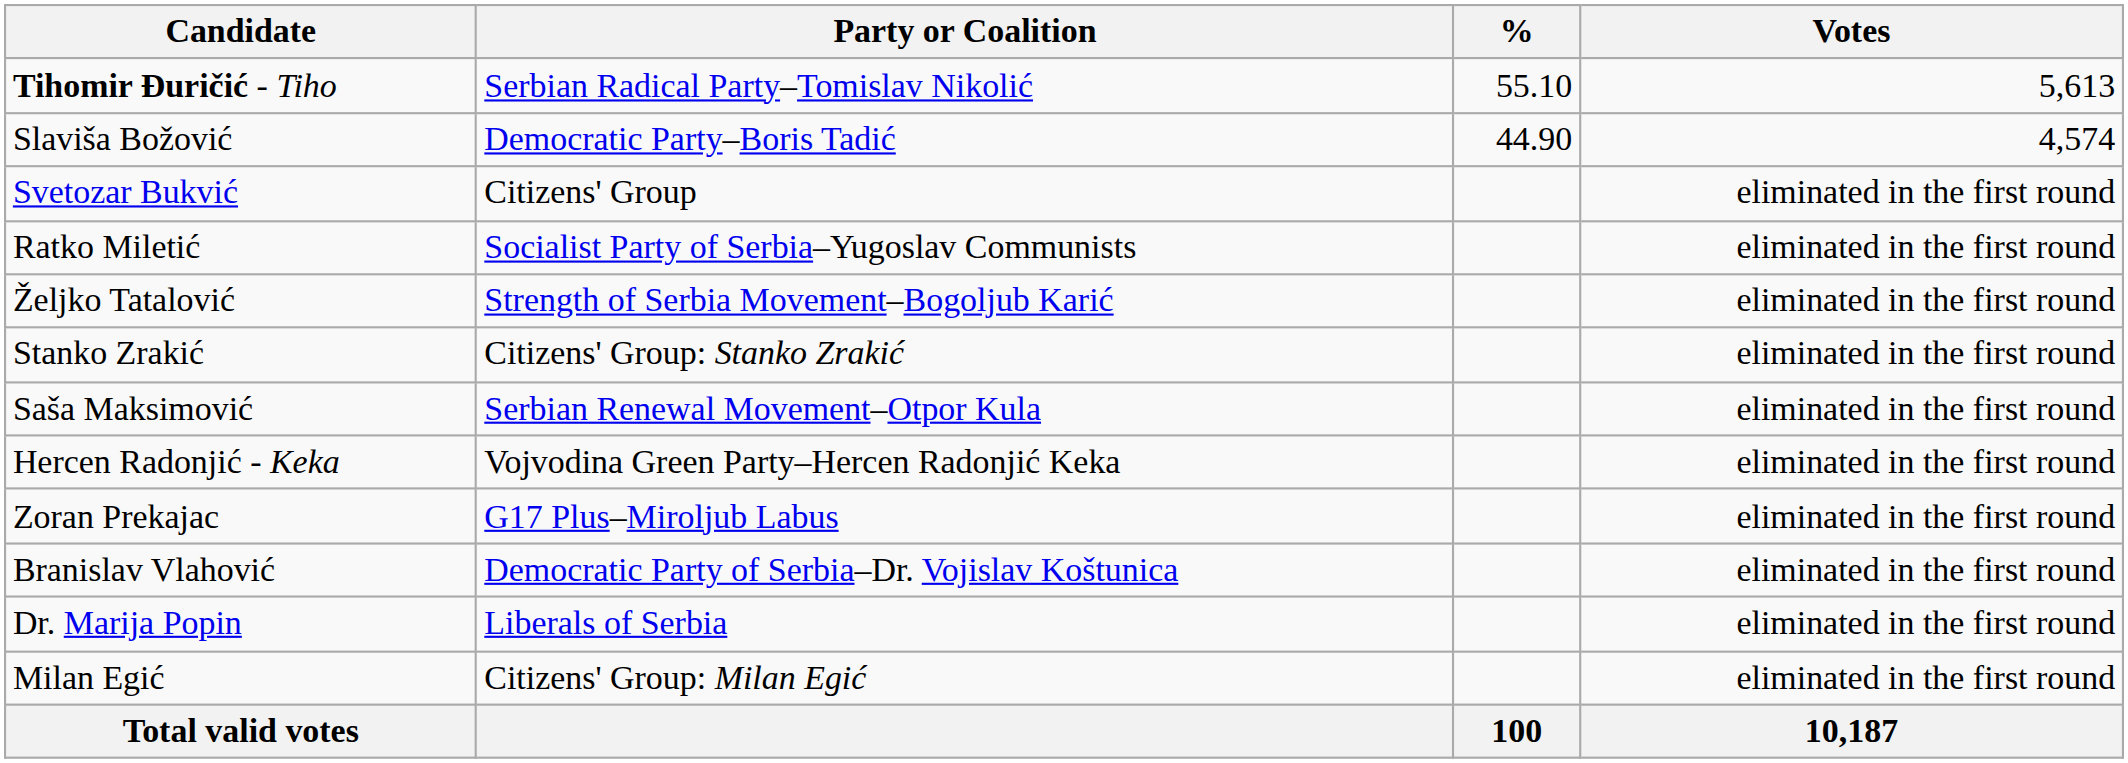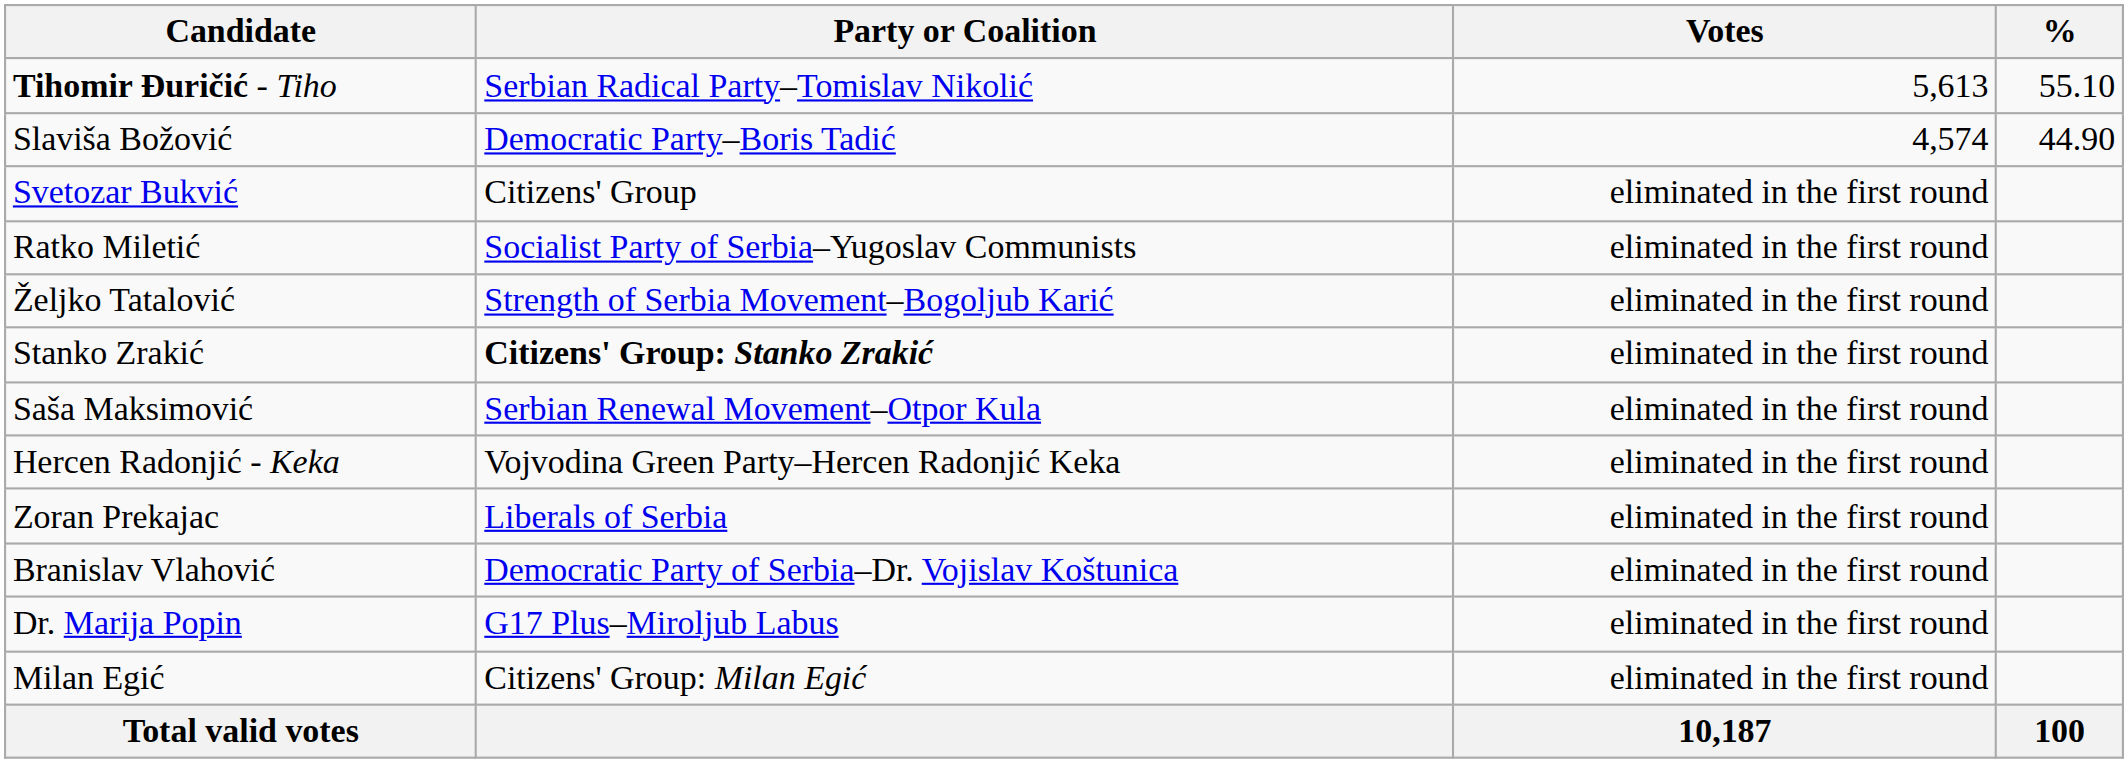columns swapped: (1851, 31) <-> (1517, 31)
(694, 354) normal -> (709, 354) bold
(661, 515) G17 Plus–Miroljub Labus -> (606, 515) Liberals of Serbia
(606, 623) Liberals of Serbia -> (661, 623) G17 Plus–Miroljub Labus
